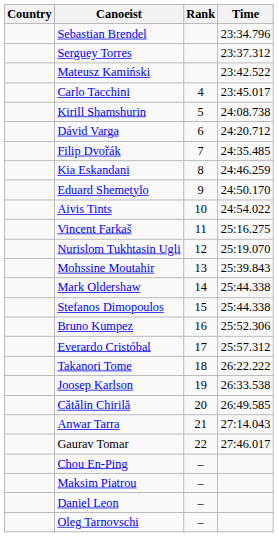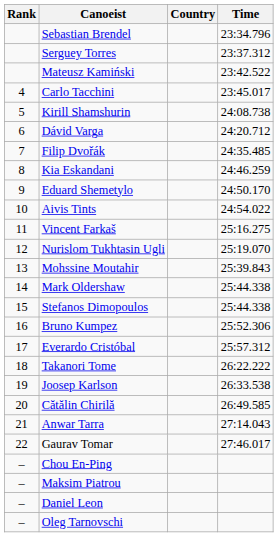columns swapped: (201, 14) <-> (29, 14)
